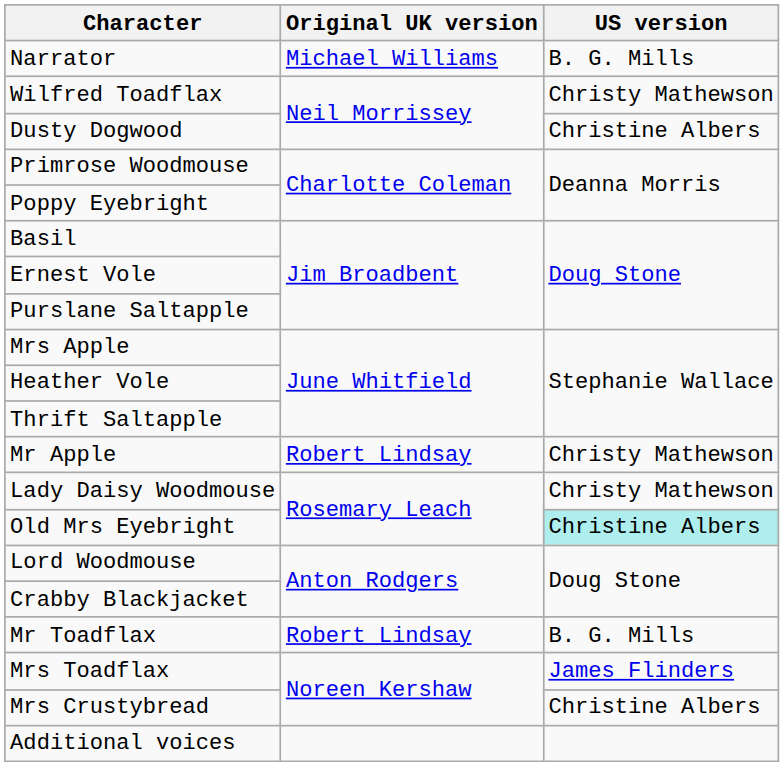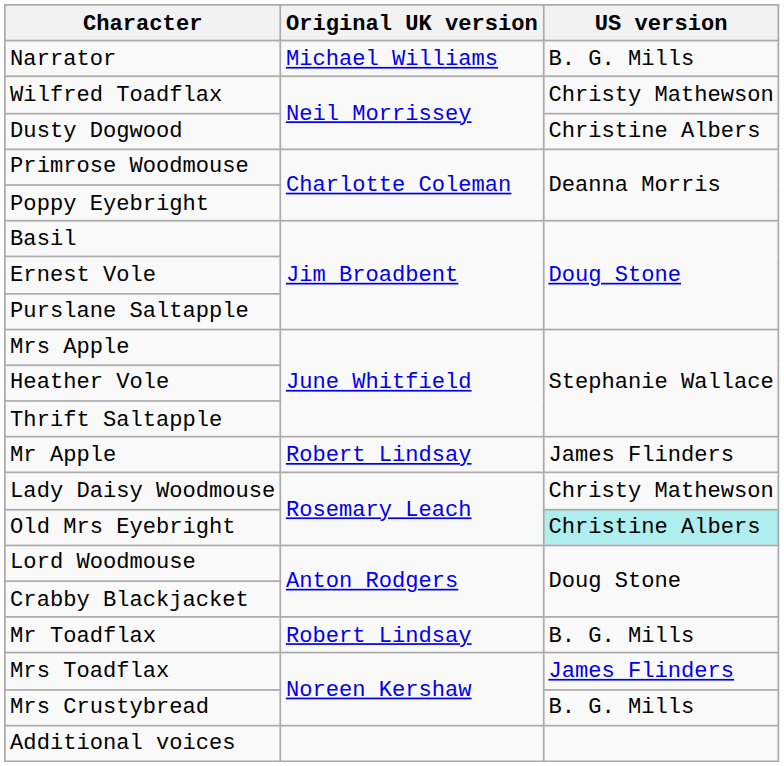(661, 455) Christy Mathewson -> (641, 455) James Flinders
(655, 707) Christine Albers -> (621, 707) B. G. Mills
